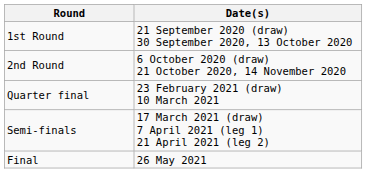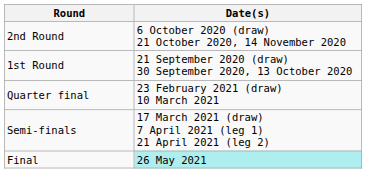rows swapped: (35, 36) <-> (35, 66)
(172, 160) no background -> (172, 160) paleturquoise background
